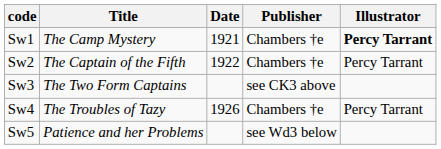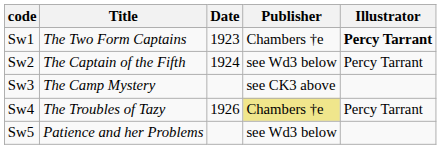(99, 39) The Camp Mystery -> (115, 39) The Two Form Captains
(225, 39) 1921 -> (225, 39) 1923
(225, 62) 1922 -> (225, 62) 1924
(285, 62) Chambers †e -> (292, 62) see Wd3 below
(115, 86) The Two Form Captains -> (99, 86) The Camp Mystery
(285, 109) no background -> (285, 109) khaki background
